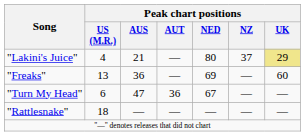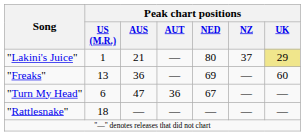(103, 57) 4 -> (103, 57) 1
